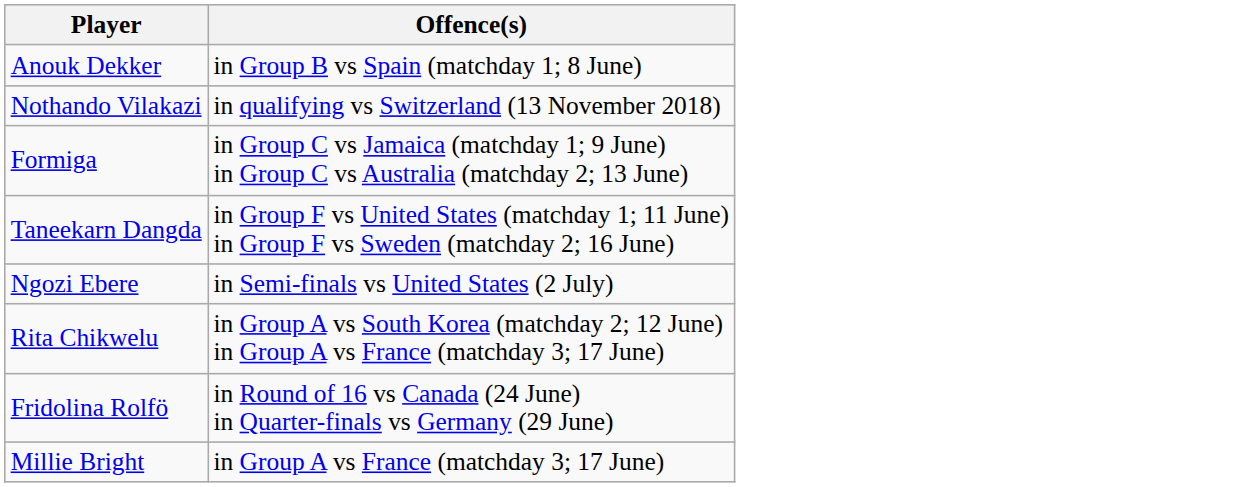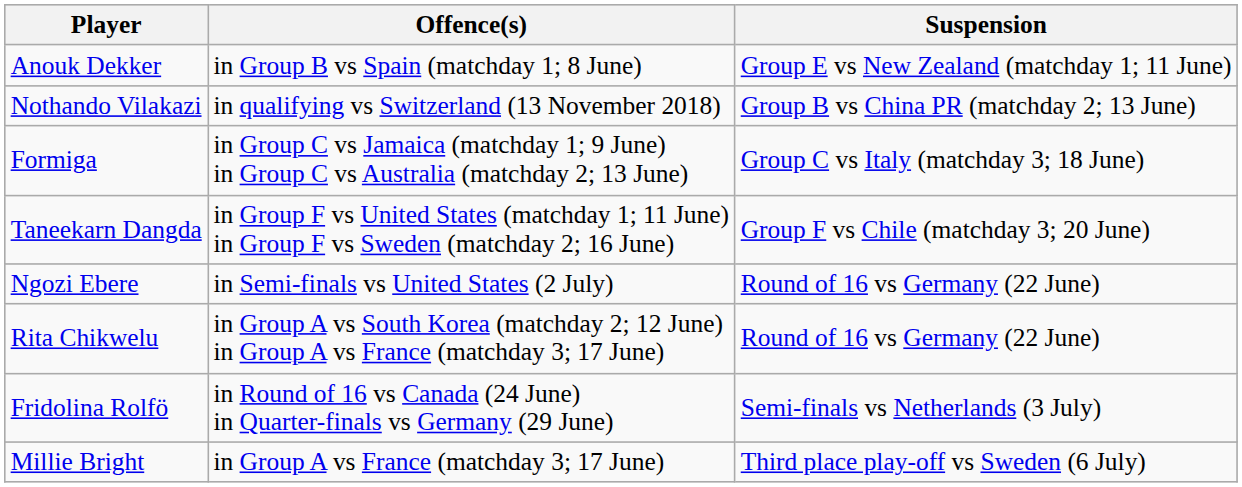+ column: (986, 24)
